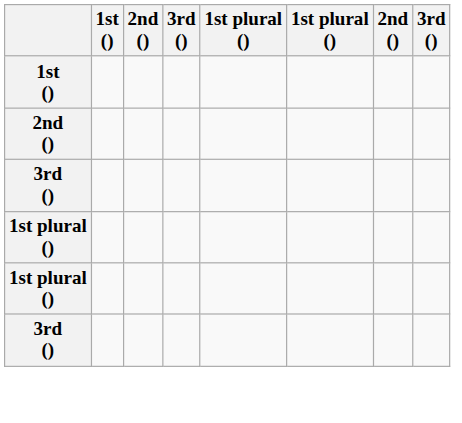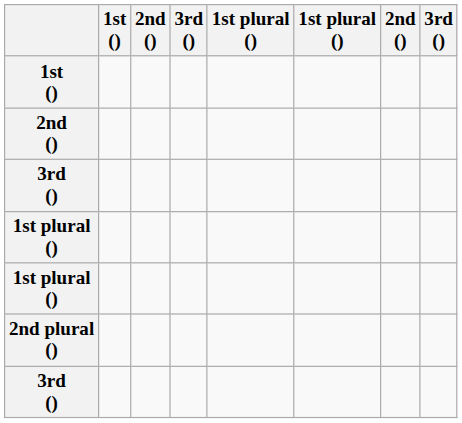+ row: (52, 340)
